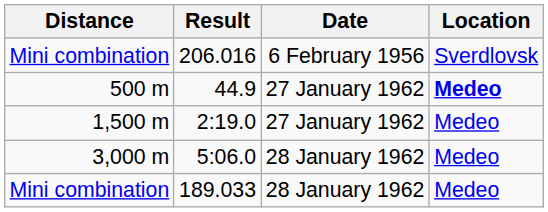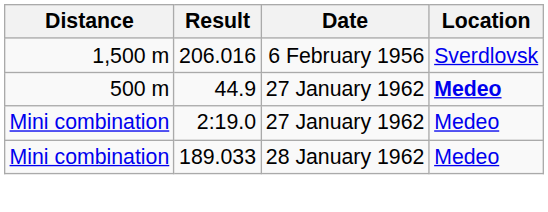(89, 55) Mini combination -> (131, 55) 1,500 m
(131, 122) 1,500 m -> (89, 122) Mini combination
- row: (226, 156)
